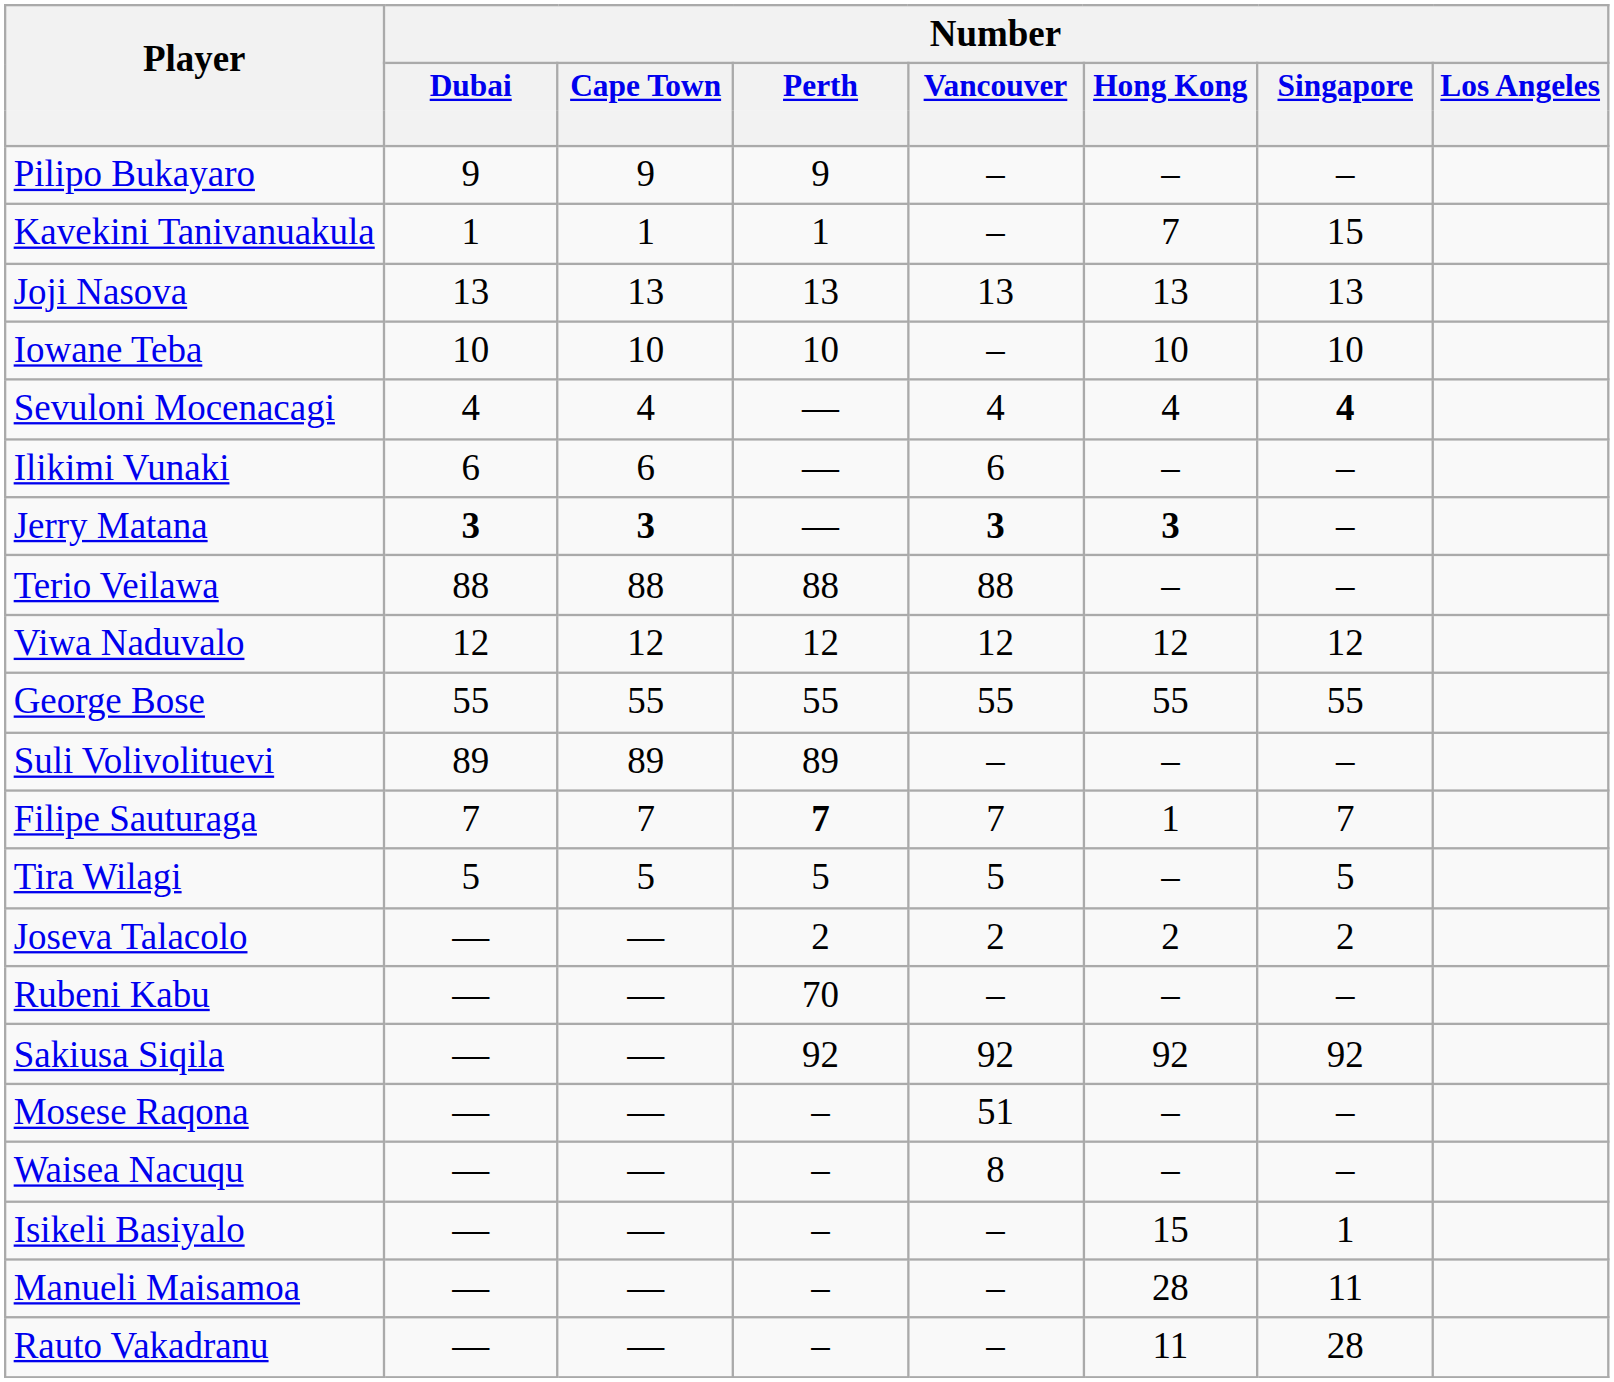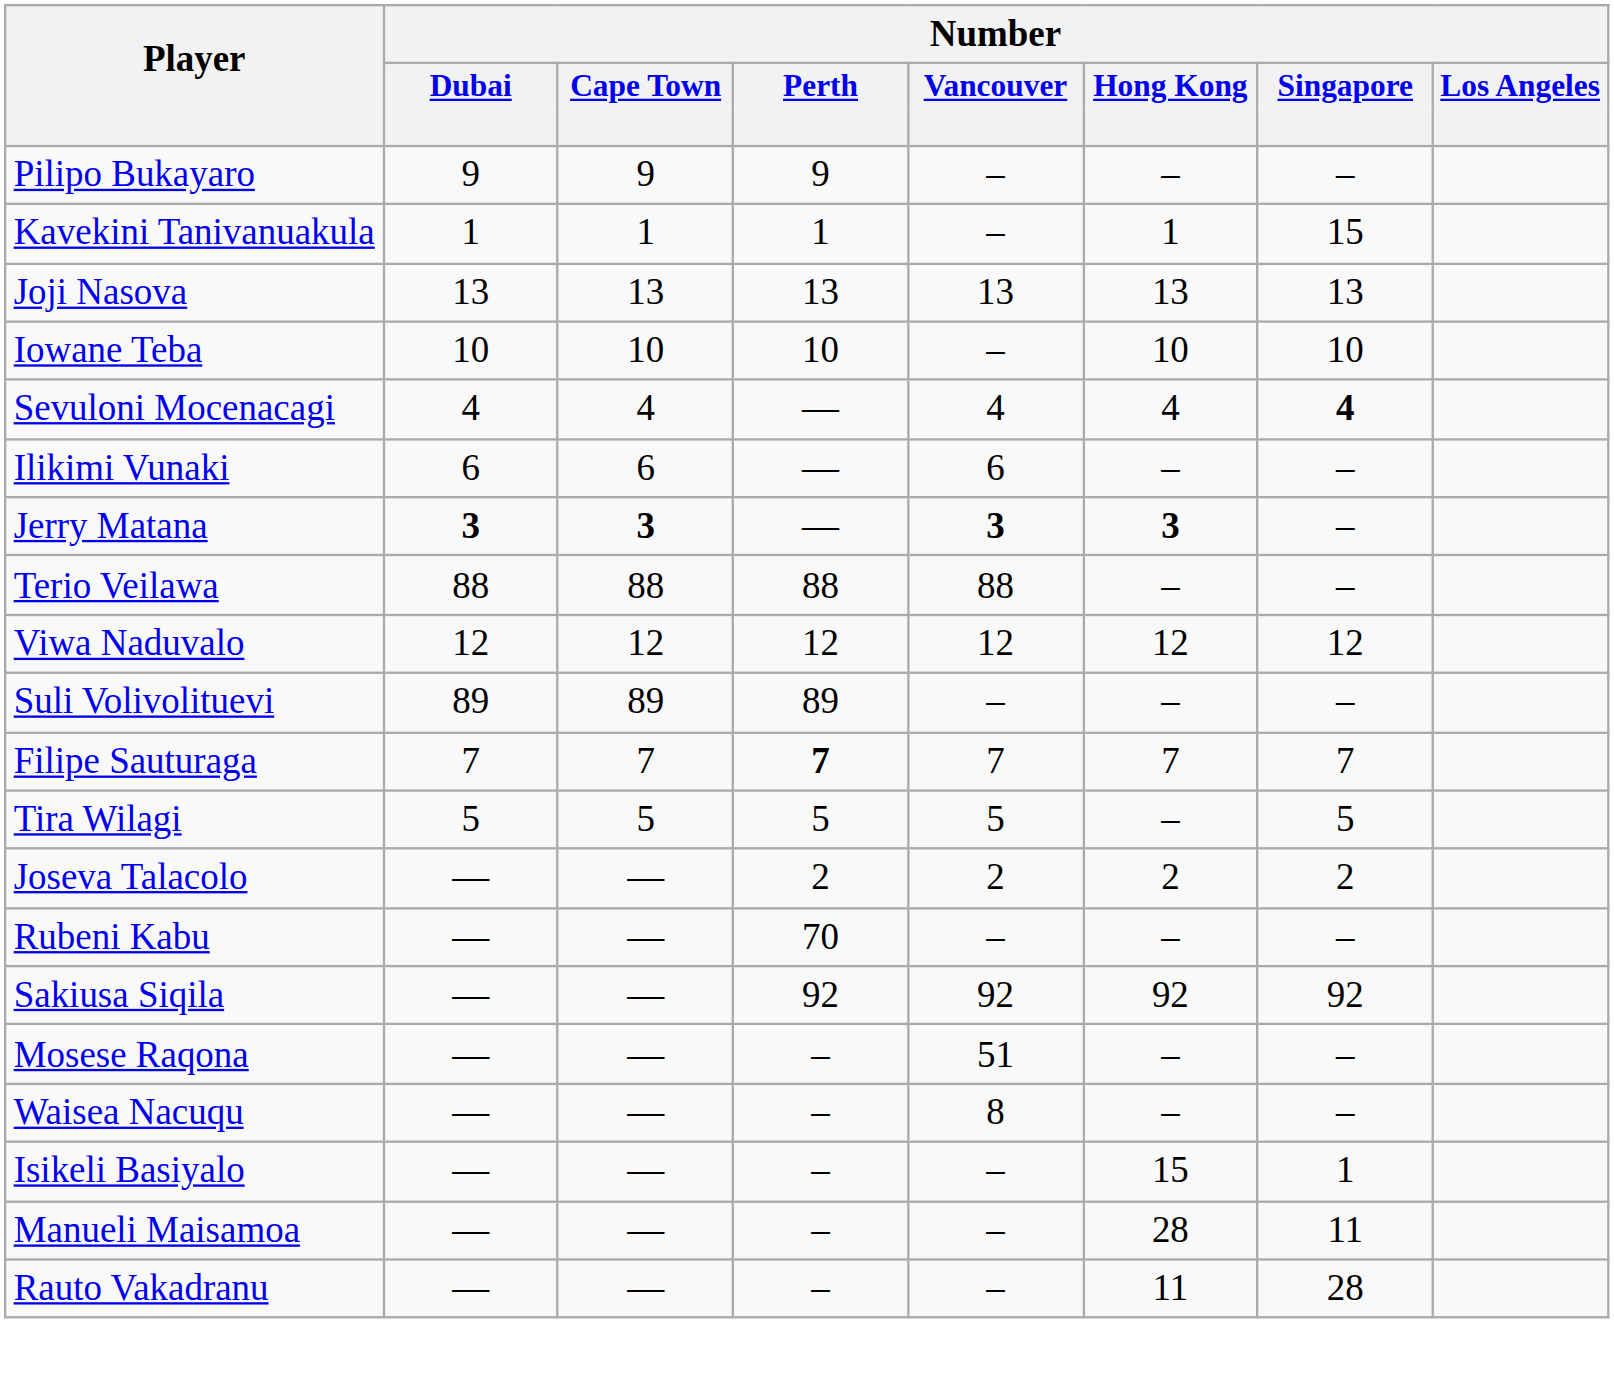(1170, 232) 7 -> (1170, 232) 1
- row: (109, 701)
(1170, 818) 1 -> (1170, 760) 7
